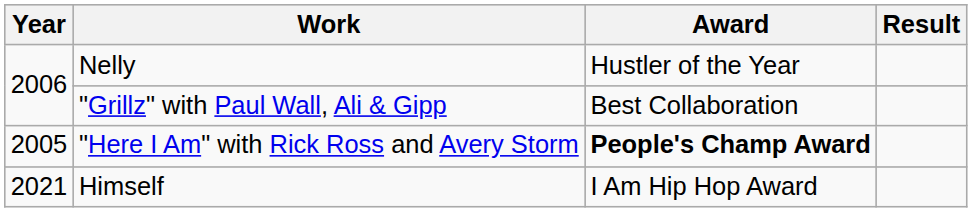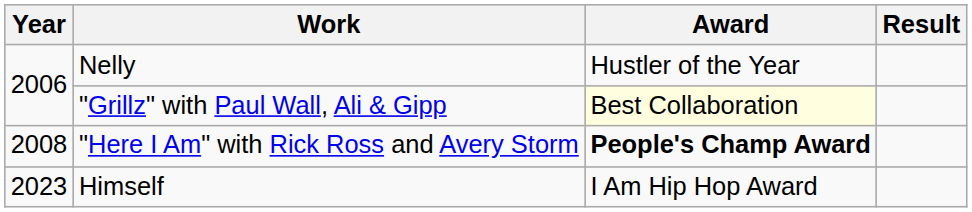(694, 105) no background -> (694, 105) lightyellow background
(39, 145) 2005 -> (39, 145) 2008
(39, 186) 2021 -> (39, 186) 2023
